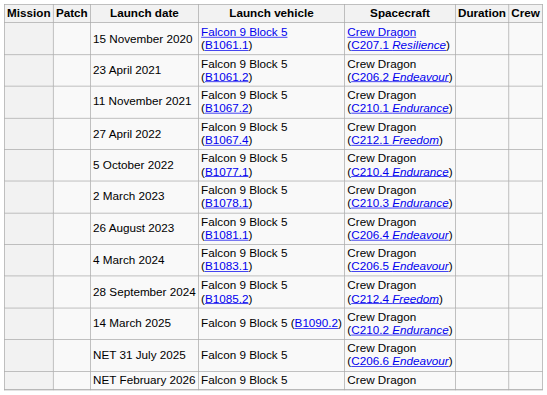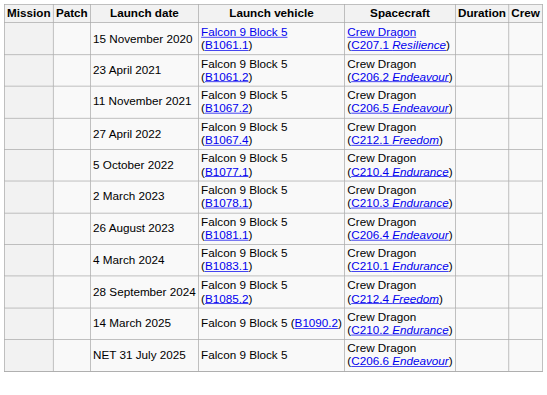(400, 102) Crew Dragon (C210.1 Endurance) -> (400, 102) Crew Dragon (C206.5 Endeavour)
(400, 260) Crew Dragon (C206.5 Endeavour) -> (400, 260) Crew Dragon (C210.1 Endurance)
- row: (144, 380)
